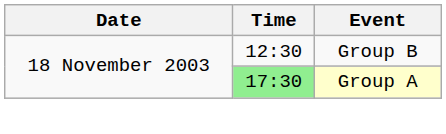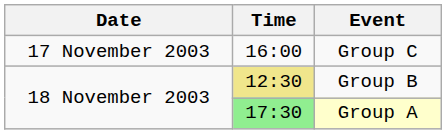+ row: (378, 51)
(274, 51) no background -> (274, 82) khaki background
